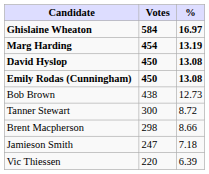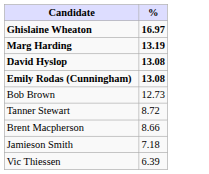- column: (158, 12)
